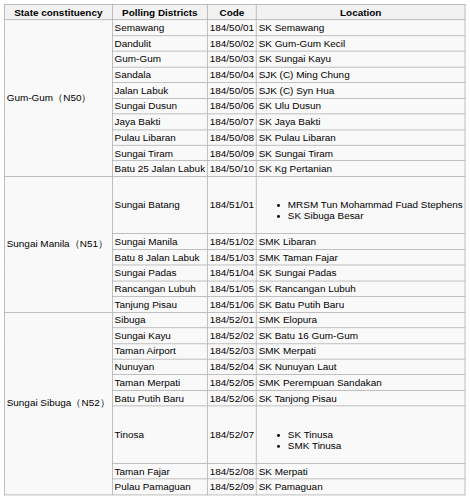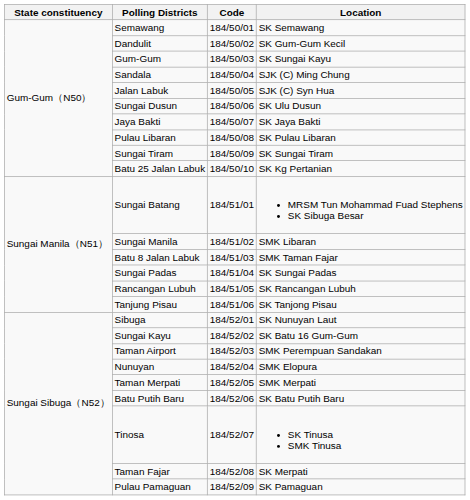(301, 304) SK Batu Putih Baru -> (298, 304) SK Tanjong Pisau
(288, 320) SMK Elopura -> (298, 320) SK Nunuyan Laut
(287, 351) SMK Merpati -> (320, 351) SMK Perempuan Sandakan
(298, 367) SK Nunuyan Laut -> (288, 367) SMK Elopura
(320, 382) SMK Perempuan Sandakan -> (287, 382) SMK Merpati
(298, 398) SK Tanjong Pisau -> (301, 398) SK Batu Putih Baru
